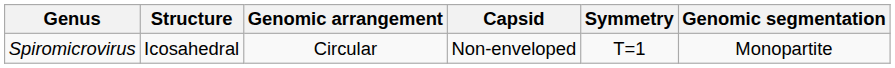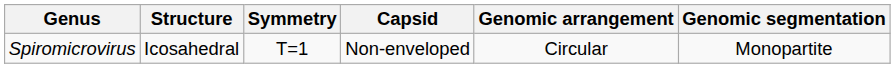columns swapped: (629, 19) <-> (345, 19)
